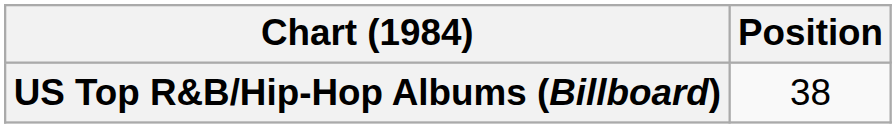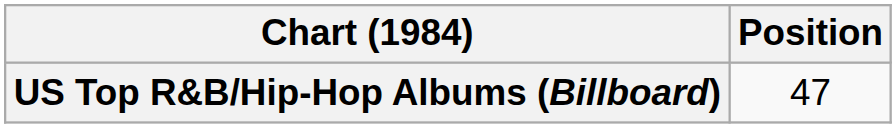(810, 92) 38 -> (810, 92) 47
